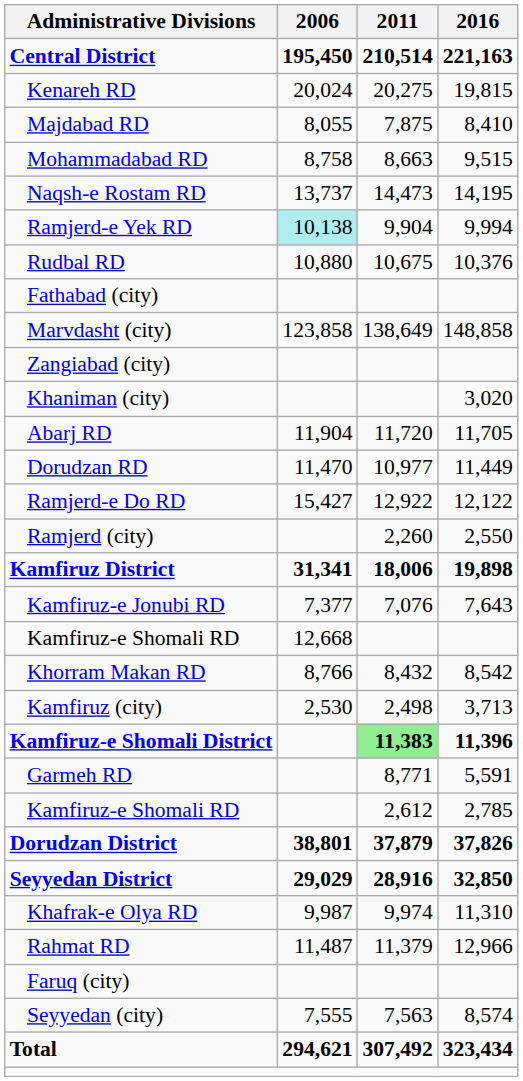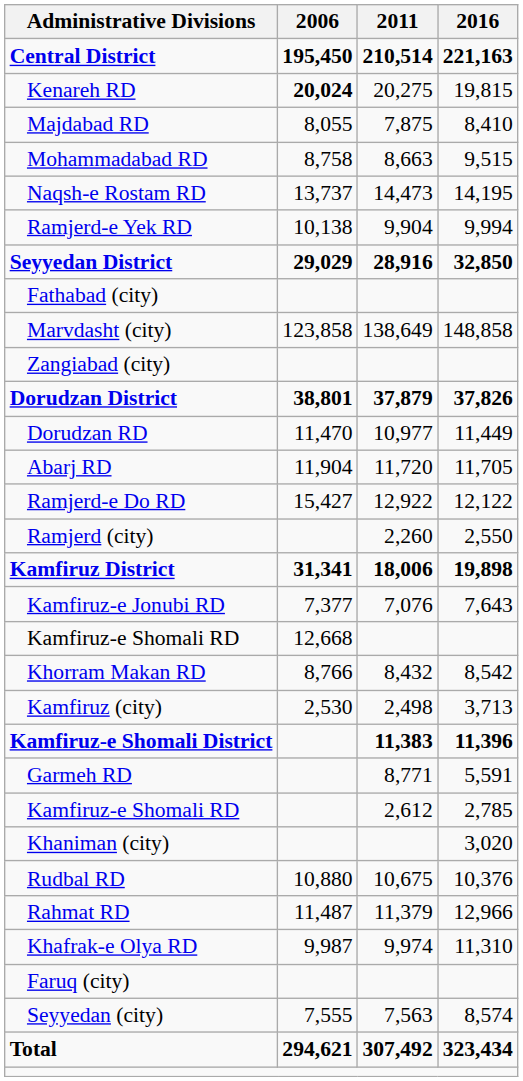(323, 90) normal -> (323, 90) bold
(323, 227) paleturquoise background -> (323, 227) no background
rows swapped: (76, 261) <-> (91, 878)
rows swapped: (93, 843) <-> (98, 398)
rows swapped: (69, 432) <-> (87, 466)
(404, 741) lightgreen background -> (404, 741) no background
rows swapped: (112, 912) <-> (78, 946)
